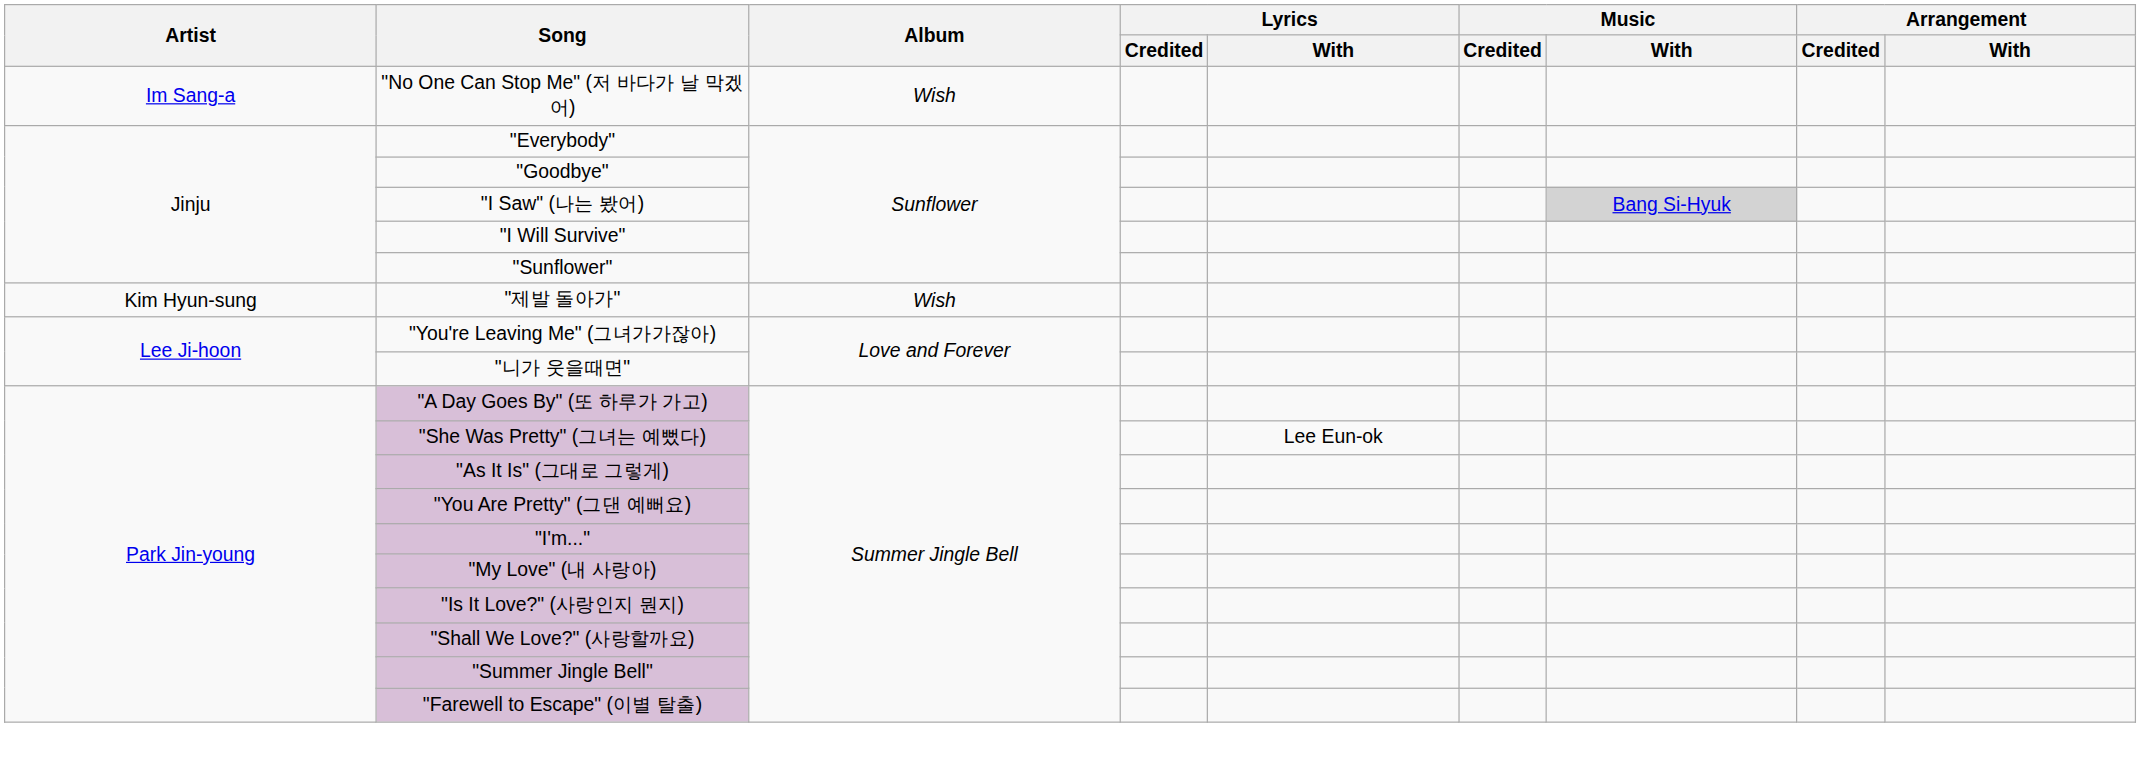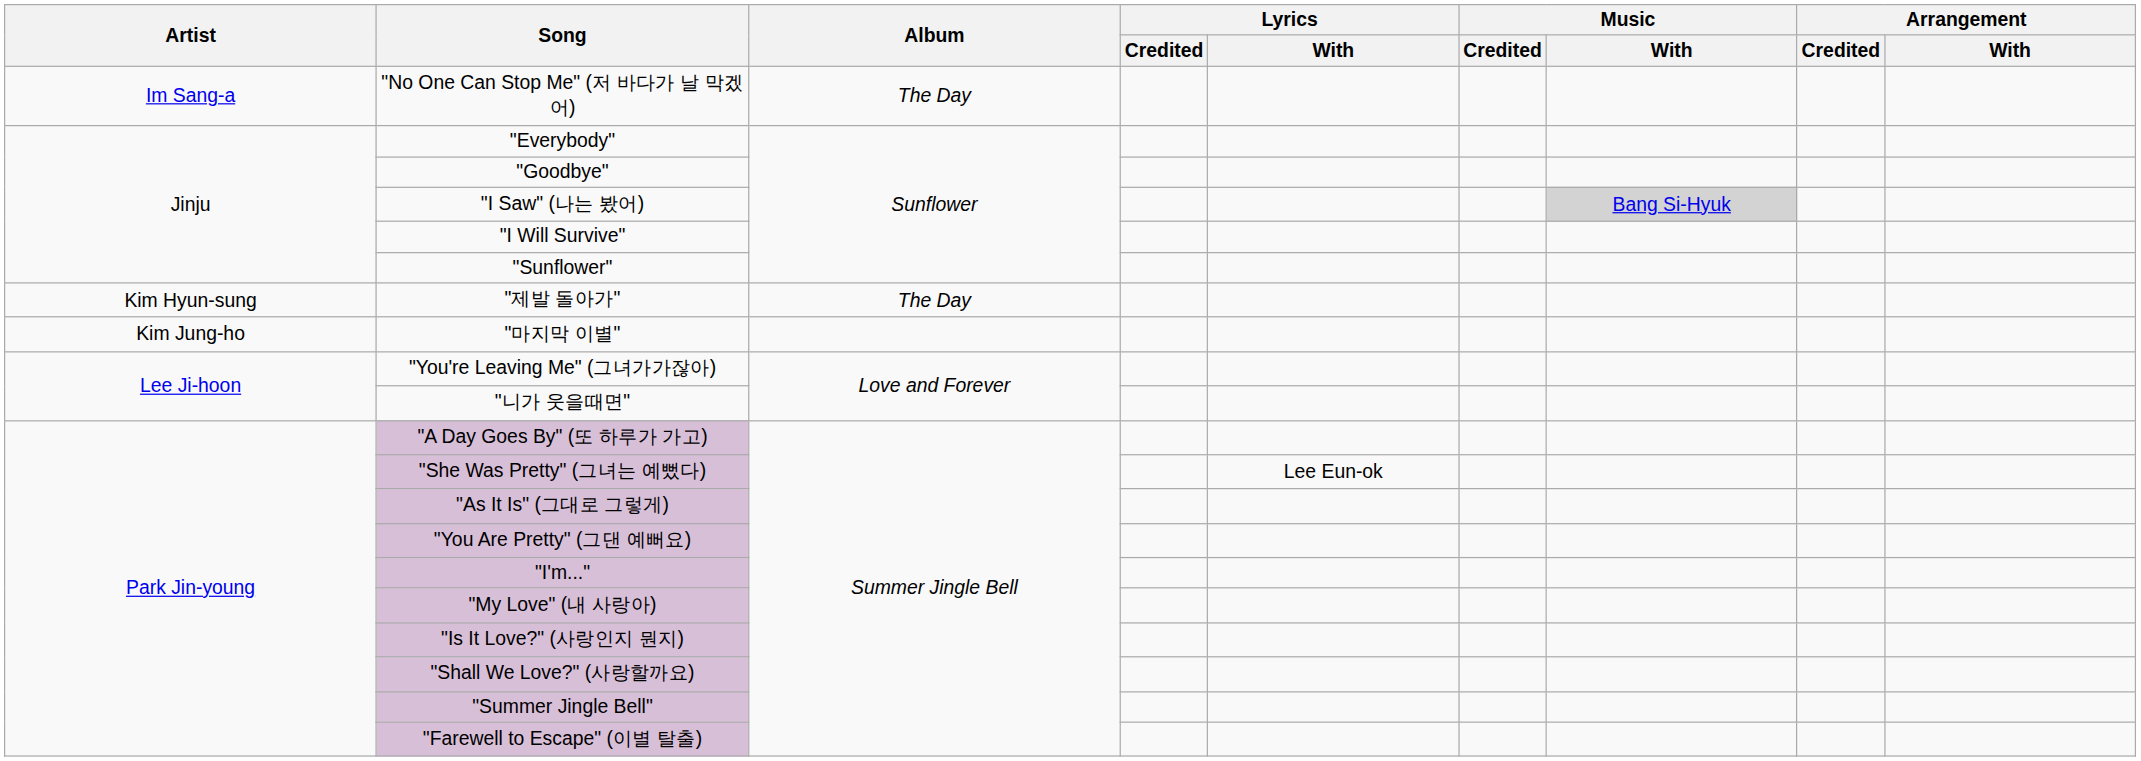(934, 95) Wish -> (934, 95) The Day
(934, 299) Wish -> (934, 299) The Day
+ row: (562, 333)
